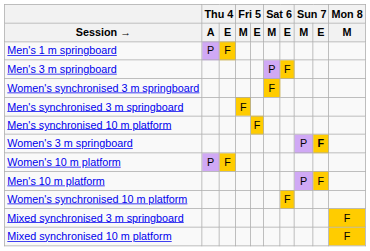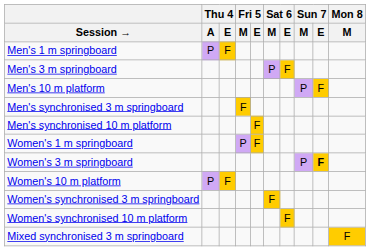rows swapped: (56, 181) <-> (103, 88)
+ row: (70, 144)
- row: (90, 236)
